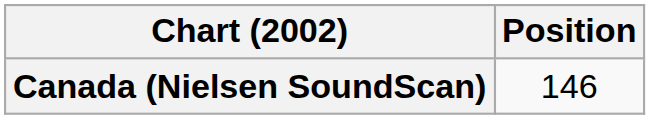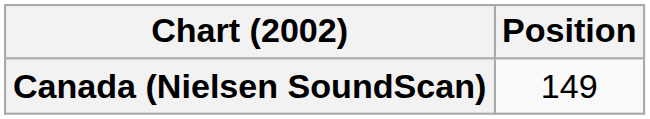(569, 85) 146 -> (569, 85) 149
